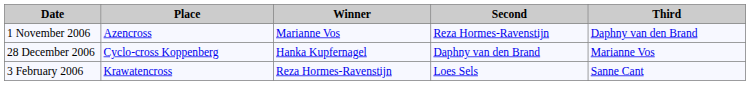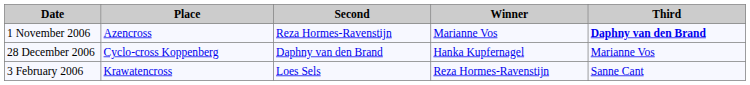columns swapped: (352, 13) <-> (509, 13)
(644, 32) normal -> (648, 32) bold
